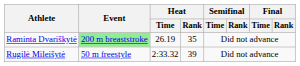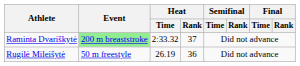(165, 40) 26.19 -> (165, 40) 2:33.32
(192, 40) 35 -> (192, 40) 37
(165, 54) 2:33.32 -> (165, 54) 26.19
(192, 54) 39 -> (192, 54) 36
